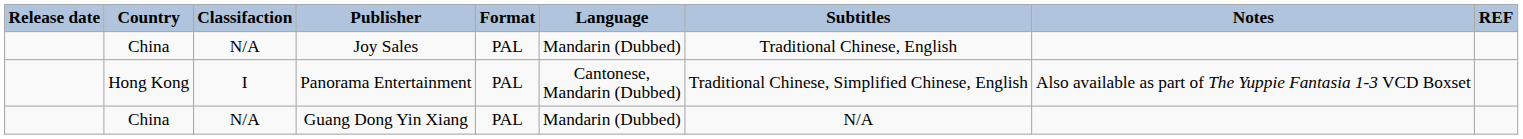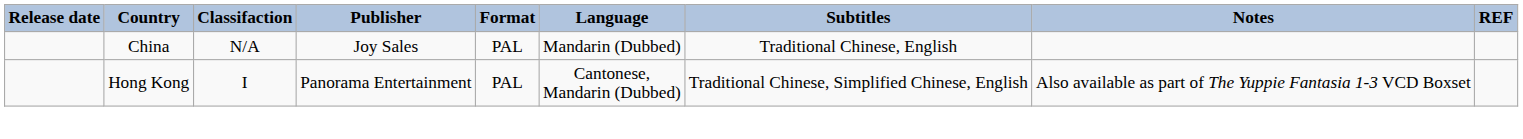- row: (386, 119)
